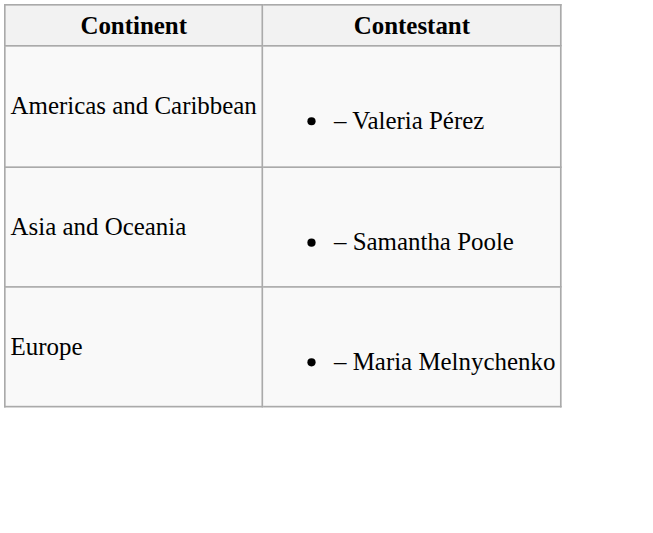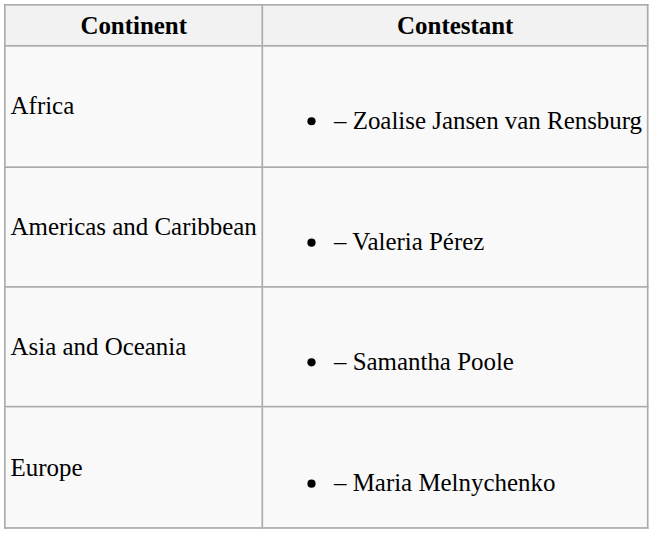+ row: (42, 106)
